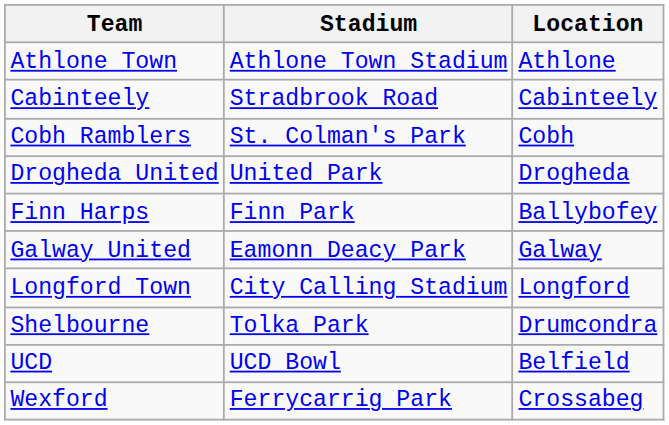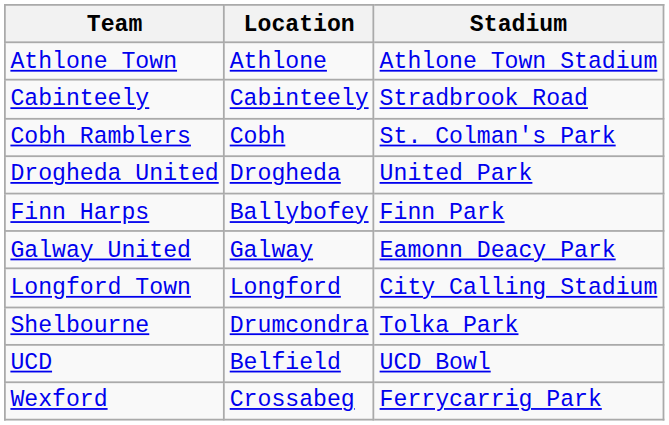columns swapped: (588, 24) <-> (369, 24)
